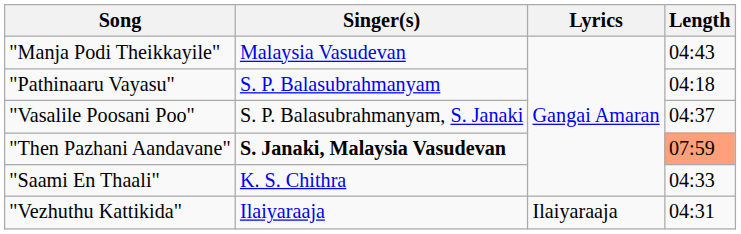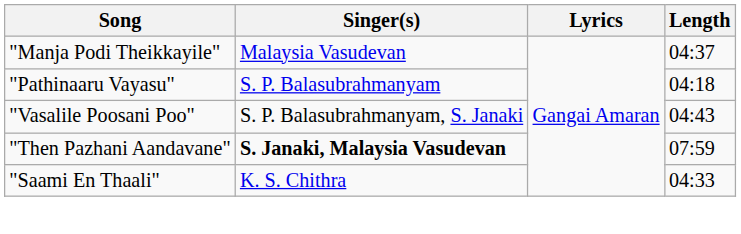(692, 52) 04:43 -> (692, 52) 04:37
(692, 116) 04:37 -> (692, 116) 04:43
(692, 148) lightsalmon background -> (692, 148) no background
- row: (96, 212)
